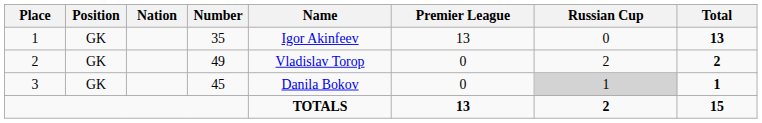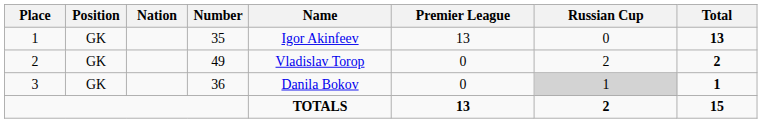(218, 84) 45 -> (218, 84) 36
